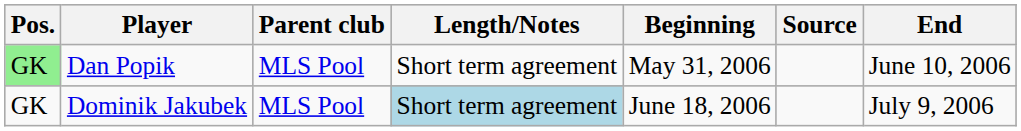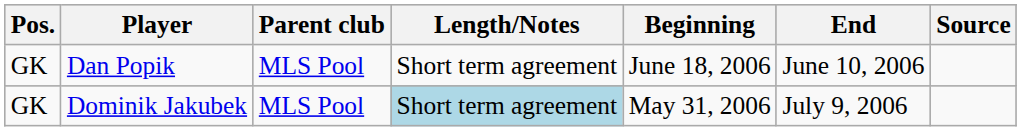columns swapped: (940, 24) <-> (820, 24)
(29, 65) lightgreen background -> (29, 65) no background
(700, 65) May 31, 2006 -> (700, 65) June 18, 2006
(700, 105) June 18, 2006 -> (700, 105) May 31, 2006
